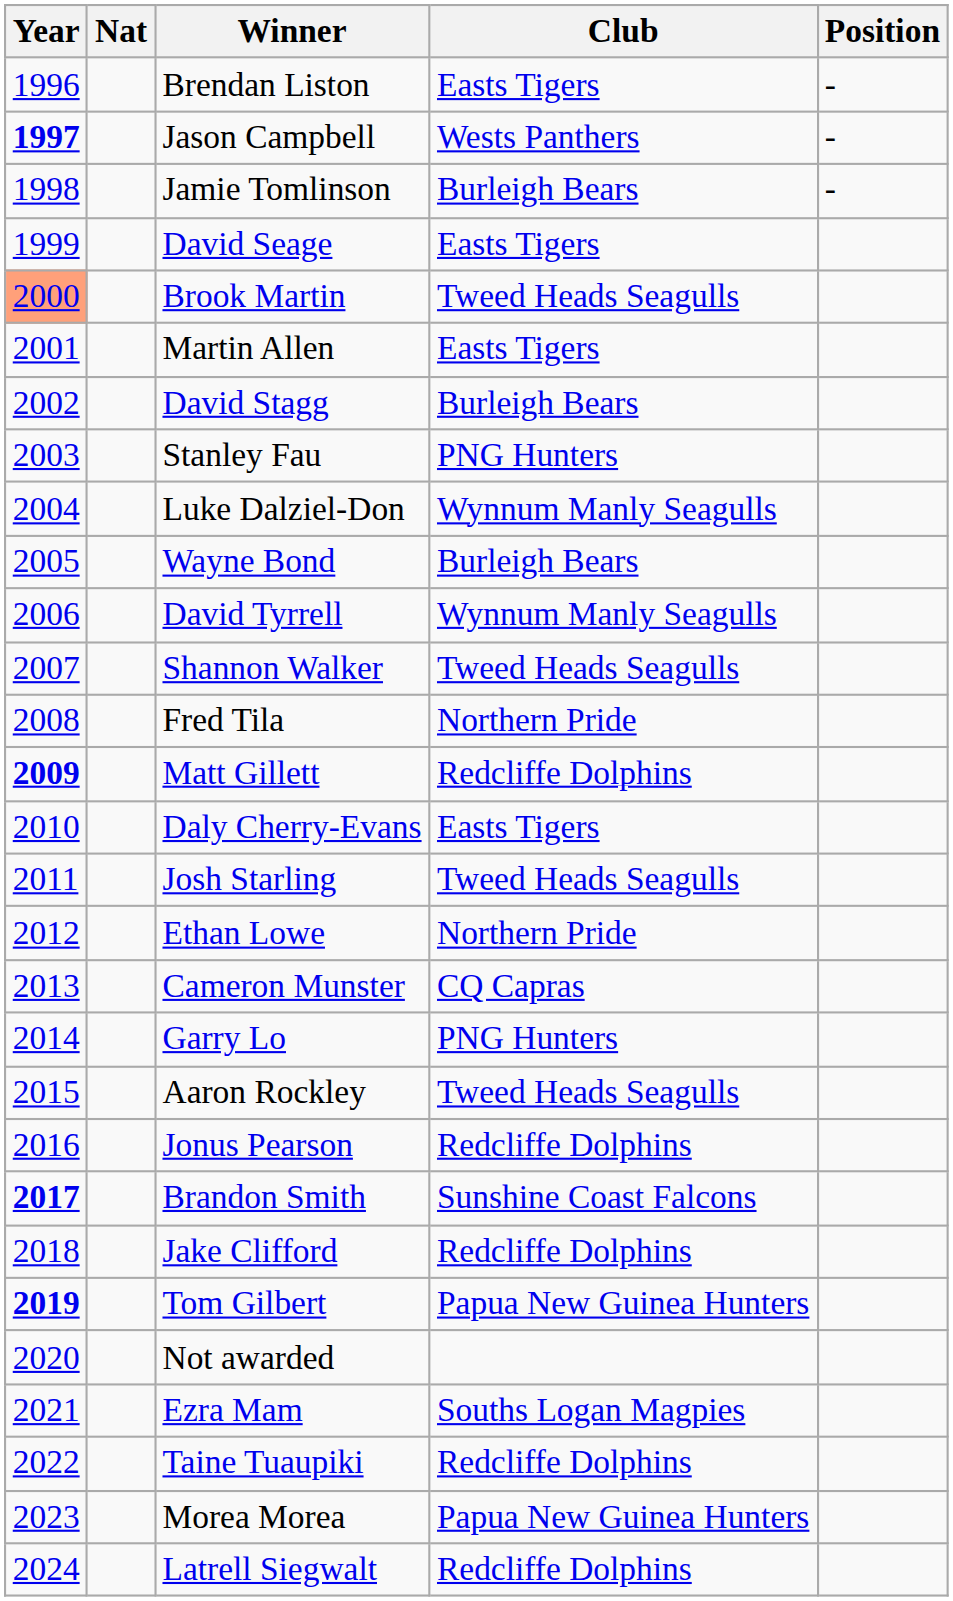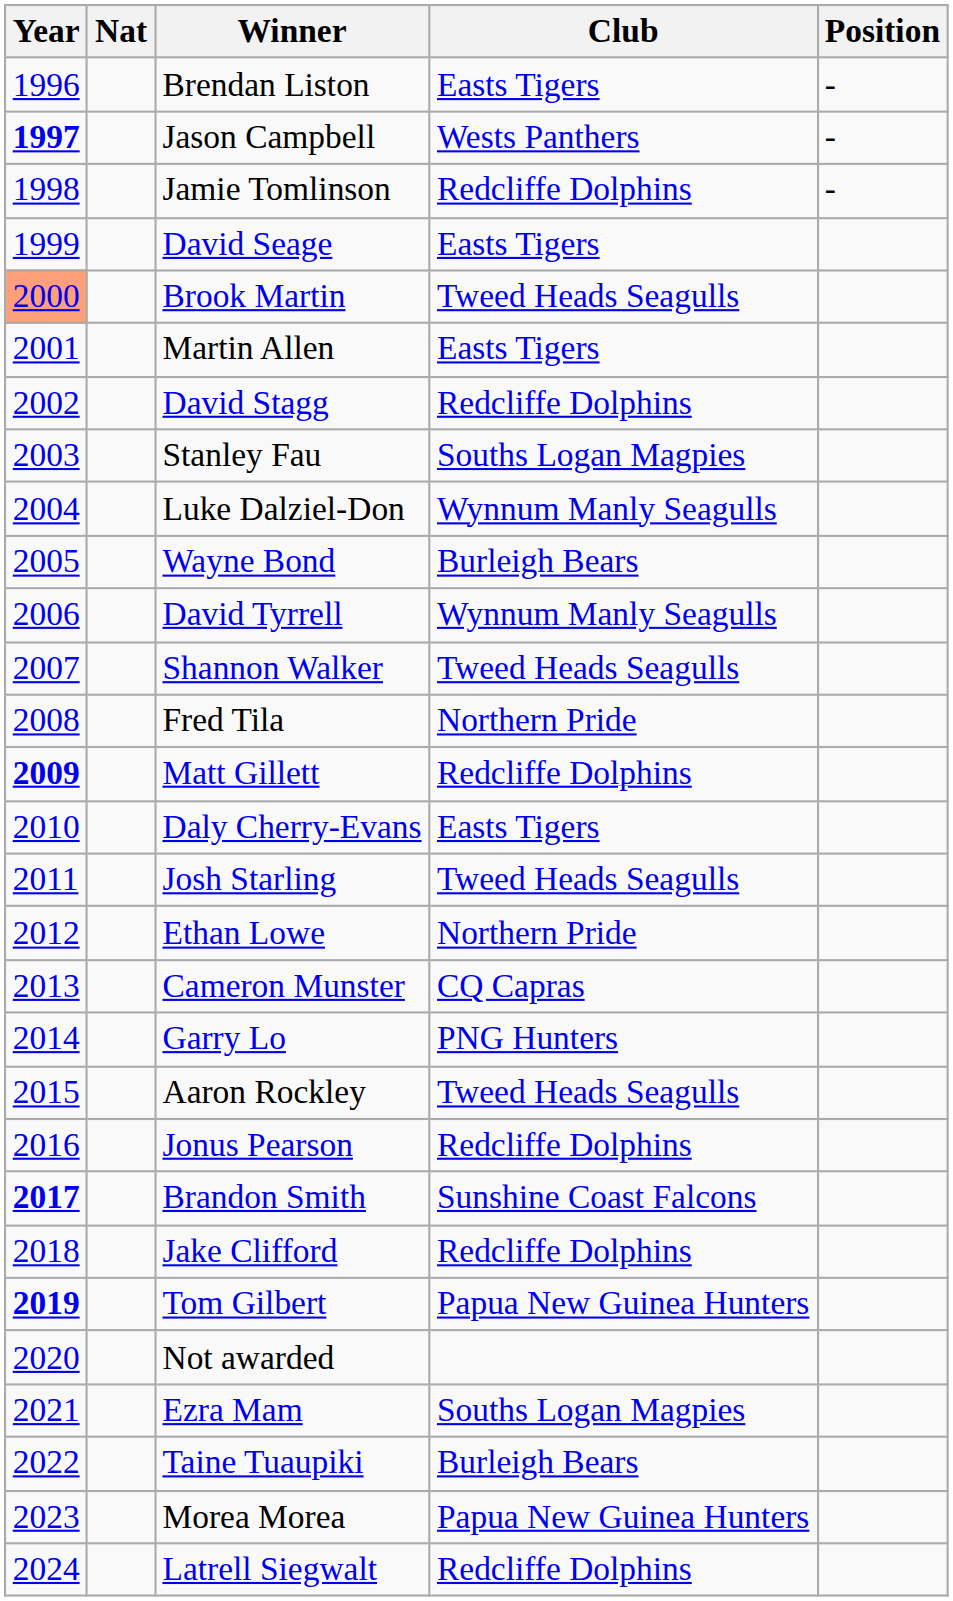(538, 190) Burleigh Bears -> (564, 190) Redcliffe Dolphins
(538, 402) Burleigh Bears -> (564, 402) Redcliffe Dolphins
(528, 455) PNG Hunters -> (591, 455) Souths Logan Magpies
(564, 1462) Redcliffe Dolphins -> (538, 1462) Burleigh Bears
